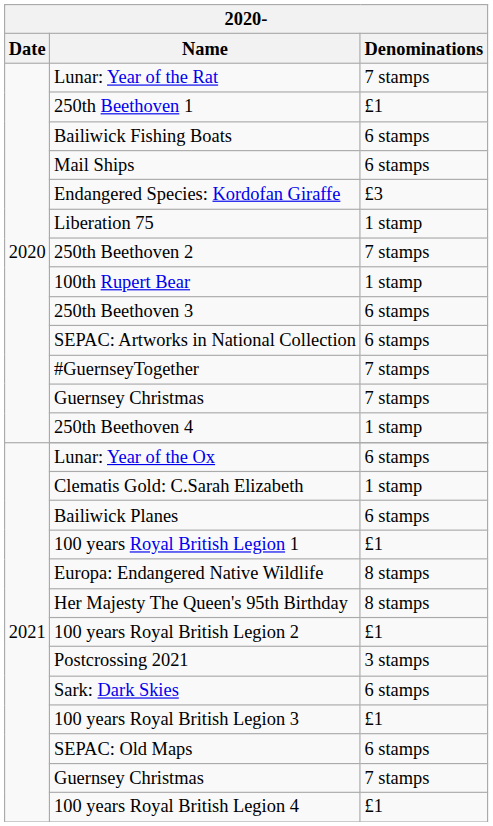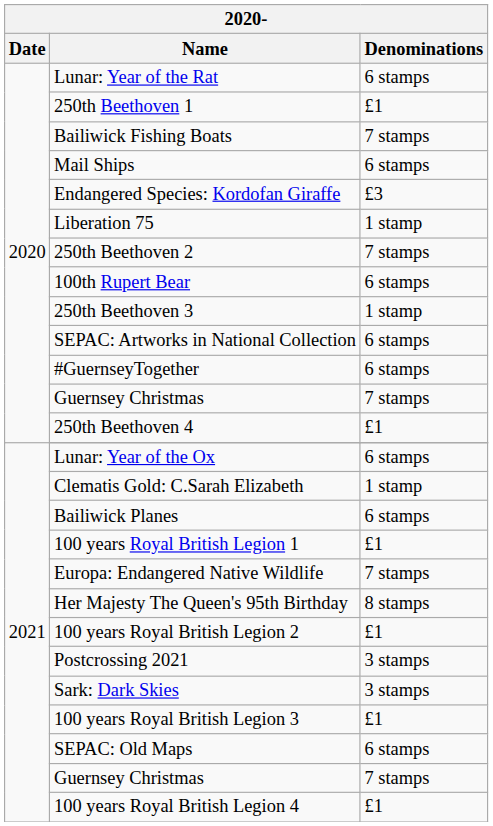(397, 77) 7 stamps -> (397, 77) 6 stamps
(397, 135) 6 stamps -> (397, 135) 7 stamps
(393, 281) 1 stamp -> (397, 281) 6 stamps
(397, 310) 6 stamps -> (393, 310) 1 stamp
(397, 369) 7 stamps -> (397, 369) 6 stamps
(393, 427) 1 stamp -> (374, 427) £1
(397, 573) 8 stamps -> (397, 573) 7 stamps
(397, 690) 6 stamps -> (397, 690) 3 stamps
